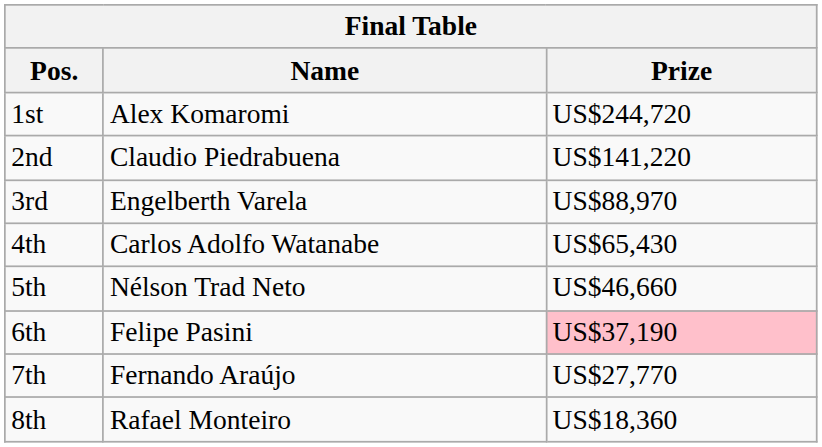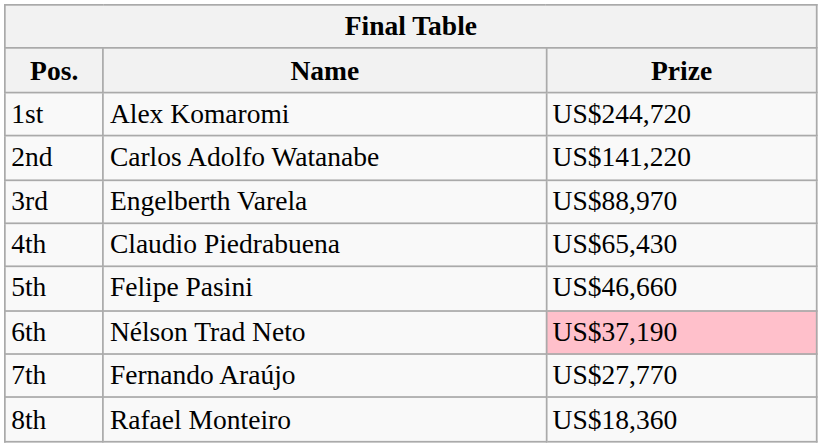(225, 157) Claudio Piedrabuena -> (245, 157) Carlos Adolfo Watanabe
(245, 244) Carlos Adolfo Watanabe -> (225, 244) Claudio Piedrabuena
(208, 288) Nélson Trad Neto -> (181, 288) Felipe Pasini
(181, 331) Felipe Pasini -> (208, 331) Nélson Trad Neto
